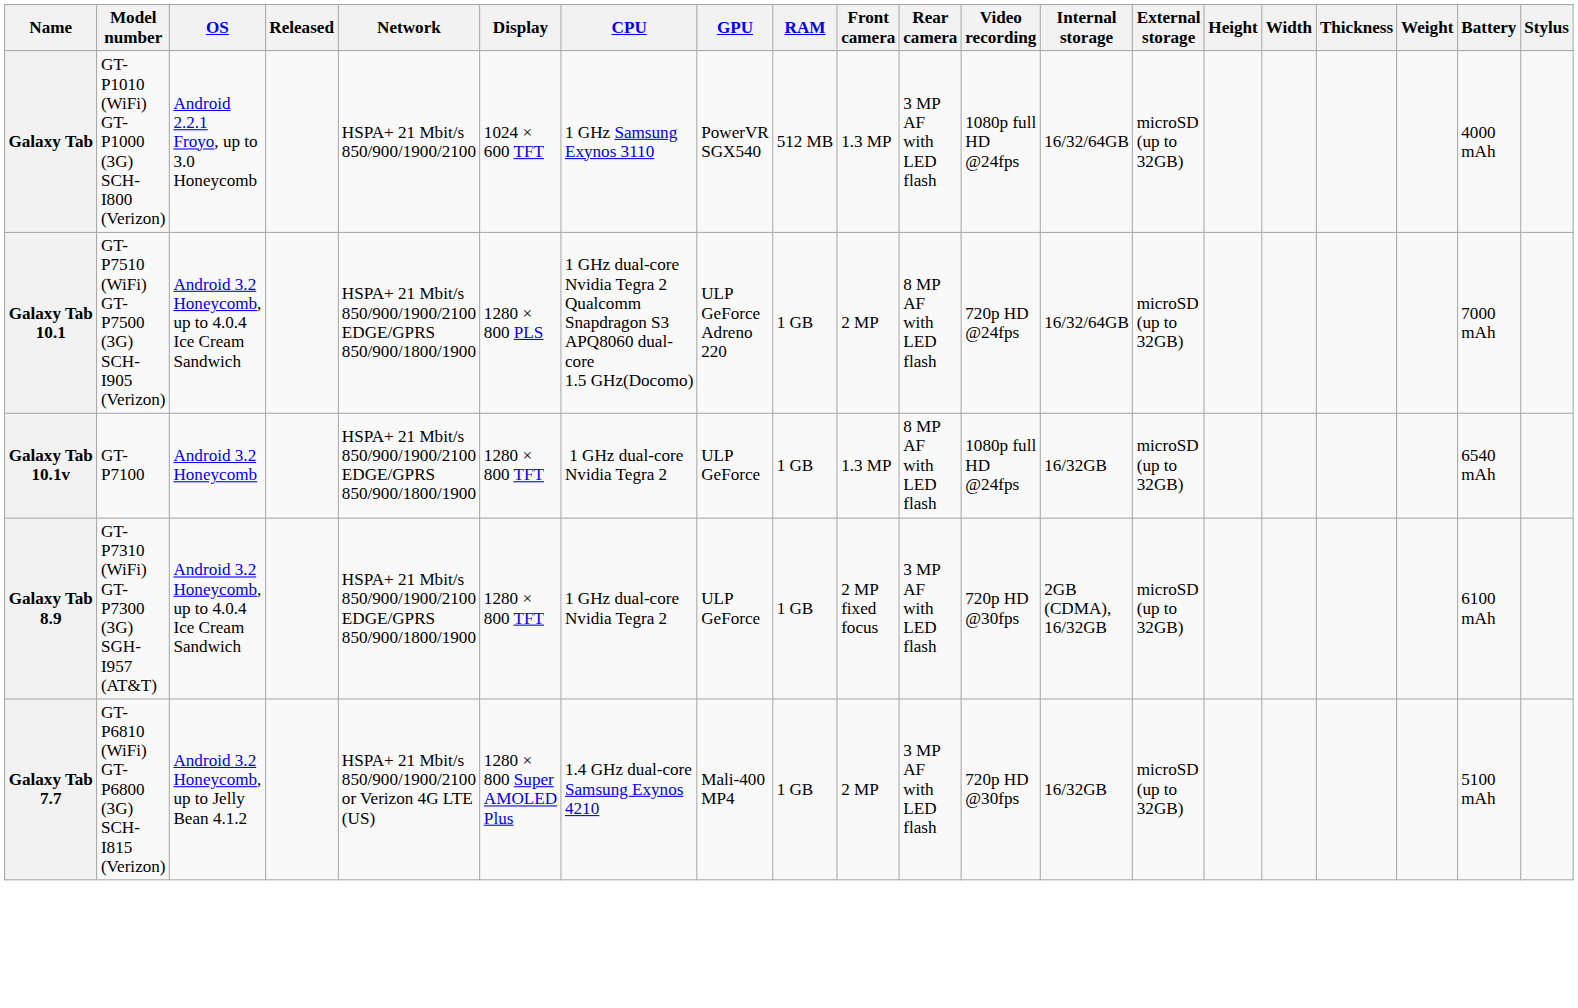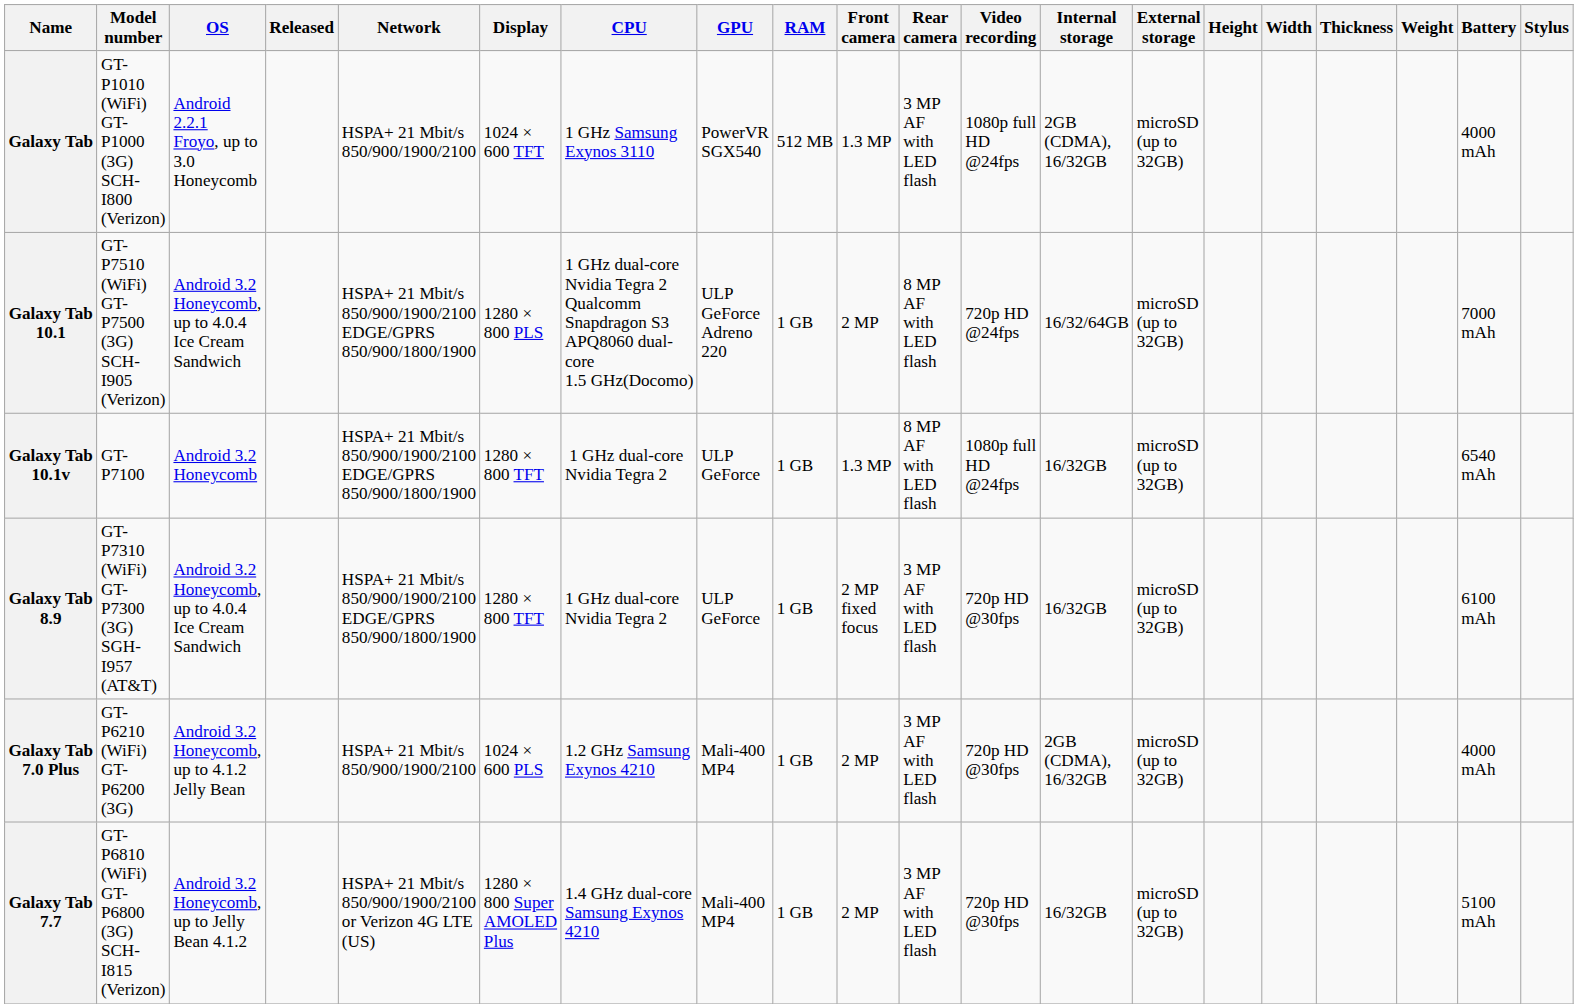(1087, 141) 16/32/64GB -> (1078, 141) 2GB (CDMA), 16/32GB
(1078, 608) 2GB (CDMA), 16/32GB -> (1076, 608) 16/32GB
+ row: (51, 760)
